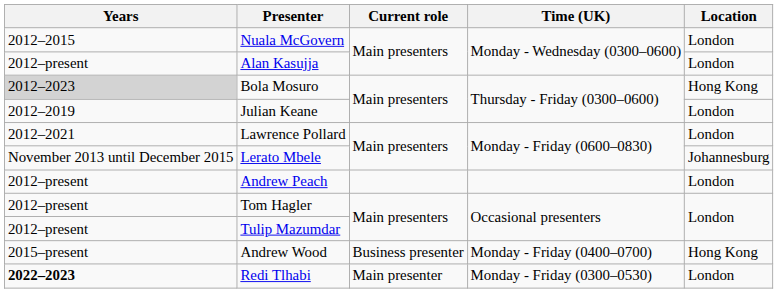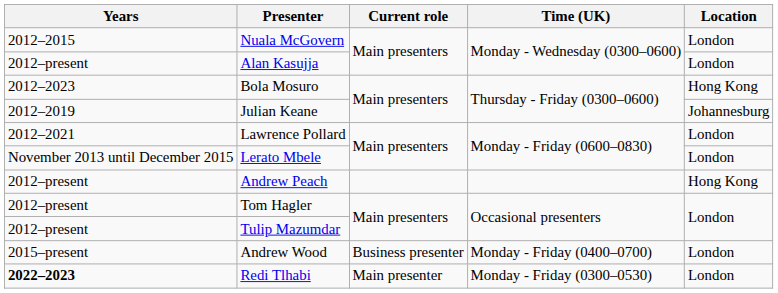(41, 87) lightgrey background -> (41, 87) no background
(711, 110) London -> (729, 110) Johannesburg
(729, 157) Johannesburg -> (711, 157) London
(711, 181) London -> (723, 181) Hong Kong
(723, 252) Hong Kong -> (711, 252) London
